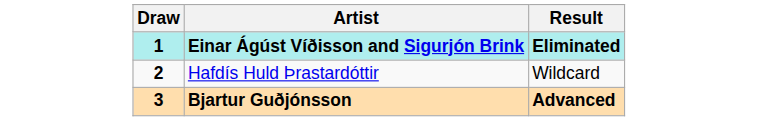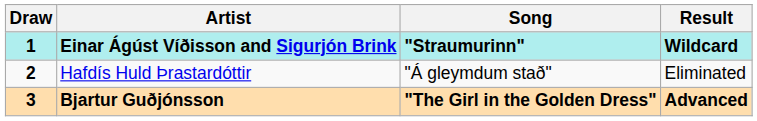+ column: (531, 18)
(576, 45) Eliminated -> (701, 45) Wildcard
(566, 73) Wildcard -> (705, 73) Eliminated
